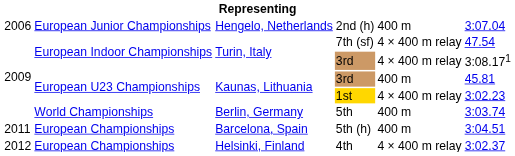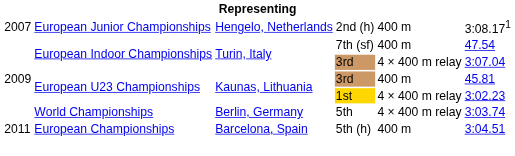(18, 25) 2006 -> (18, 27) 2007
(485, 25) 3:07.04 -> (488, 27) 3:08.171
(420, 42) 4 × 400 m relay -> (394, 45) 400 m
(488, 61) 3:08.171 -> (485, 62) 3:07.04
(394, 112) 400 m -> (420, 112) 4 × 400 m relay
- row: (260, 146)
